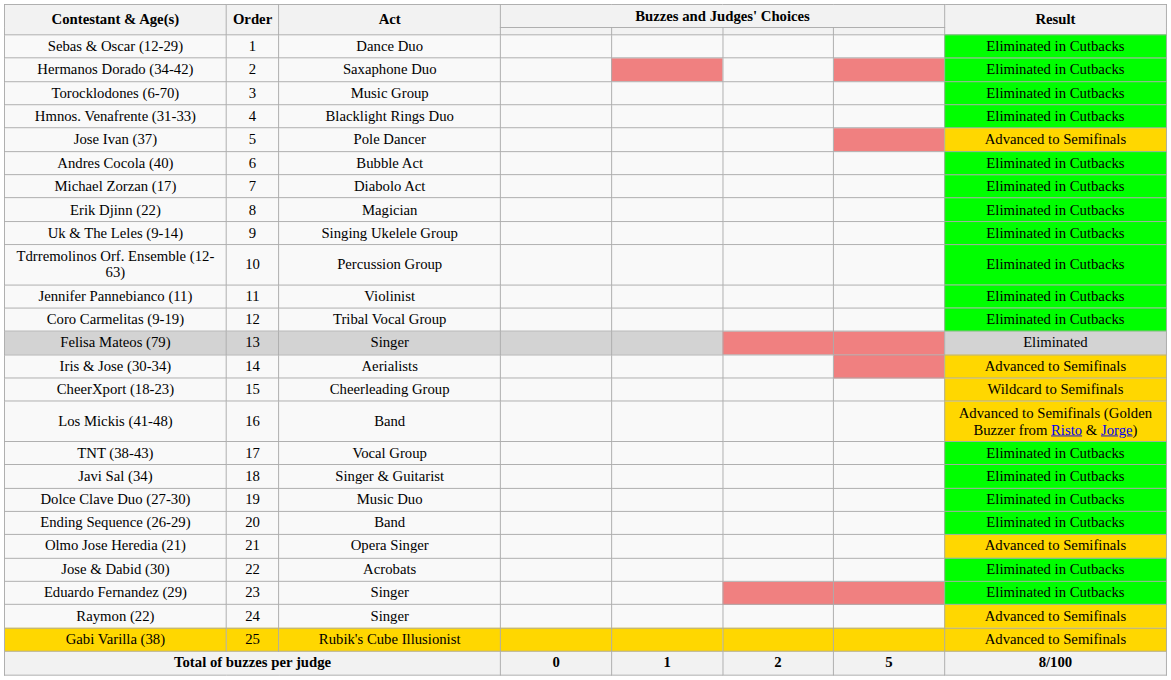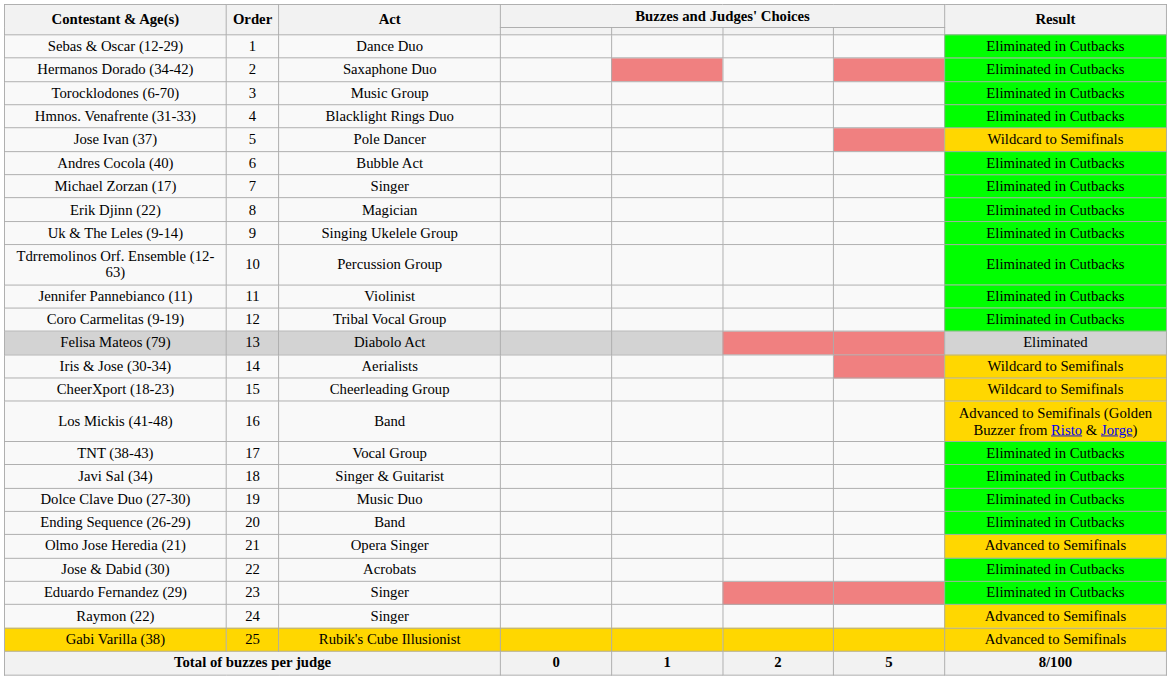(1055, 139) Advanced to Semifinals -> (1055, 139) Wildcard to Semifinals
(390, 186) Diabolo Act -> (390, 186) Singer
(390, 343) Singer -> (390, 343) Diabolo Act
(1055, 366) Advanced to Semifinals -> (1055, 366) Wildcard to Semifinals
